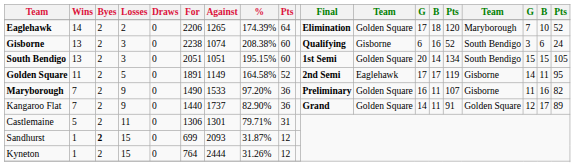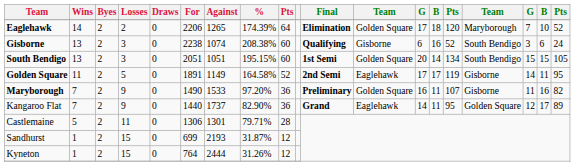(384, 106) Golden Square -> (377, 106) Eaglehawk
(450, 106) 91 -> (450, 106) 95
(286, 121) 31 -> (286, 121) 28
(100, 137) bold -> (100, 137) normal
(216, 137) 2093 -> (216, 137) 2193
